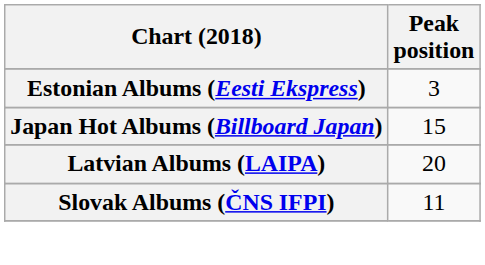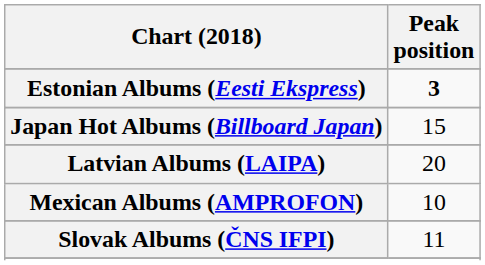(434, 88) normal -> (434, 88) bold
+ row: (196, 201)
